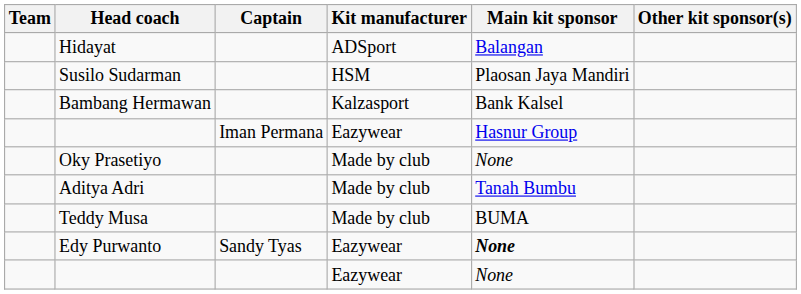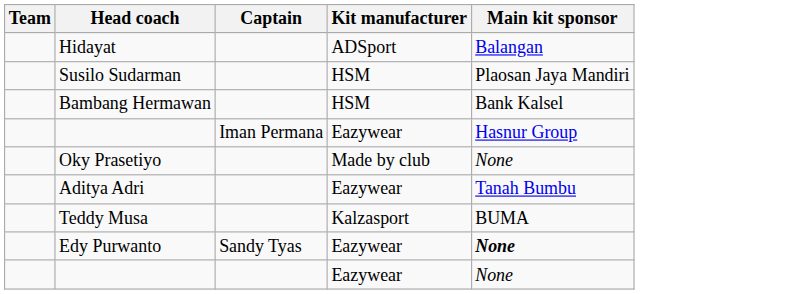- column: (715, 18)
(370, 103) Kalzasport -> (351, 103) HSM
(381, 189) Made by club -> (367, 189) Eazywear
(381, 217) Made by club -> (370, 217) Kalzasport
